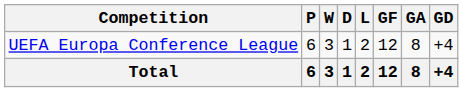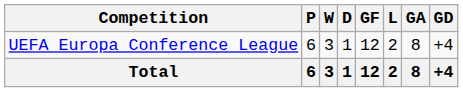columns swapped: (365, 18) <-> (388, 18)
